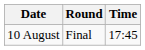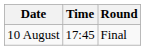columns swapped: (123, 14) <-> (84, 14)
